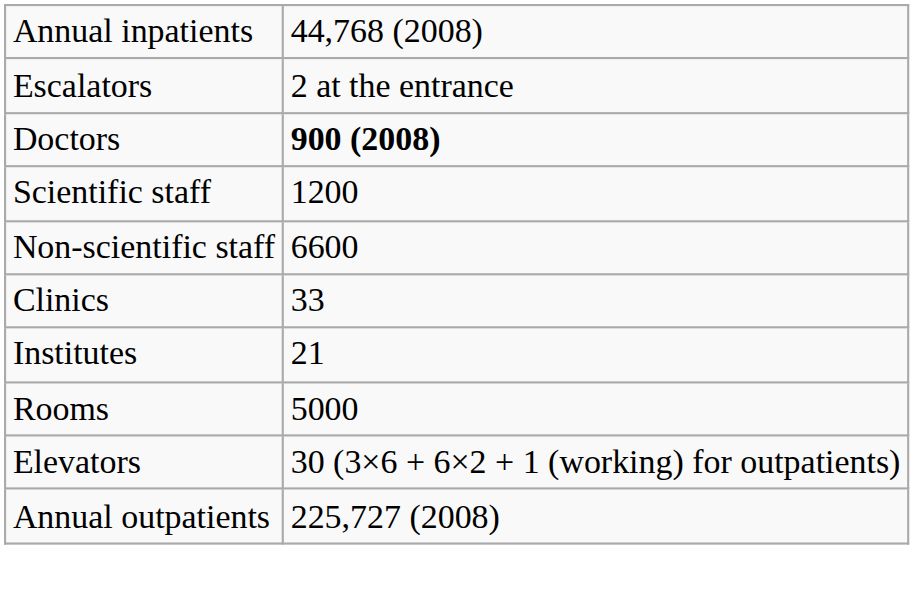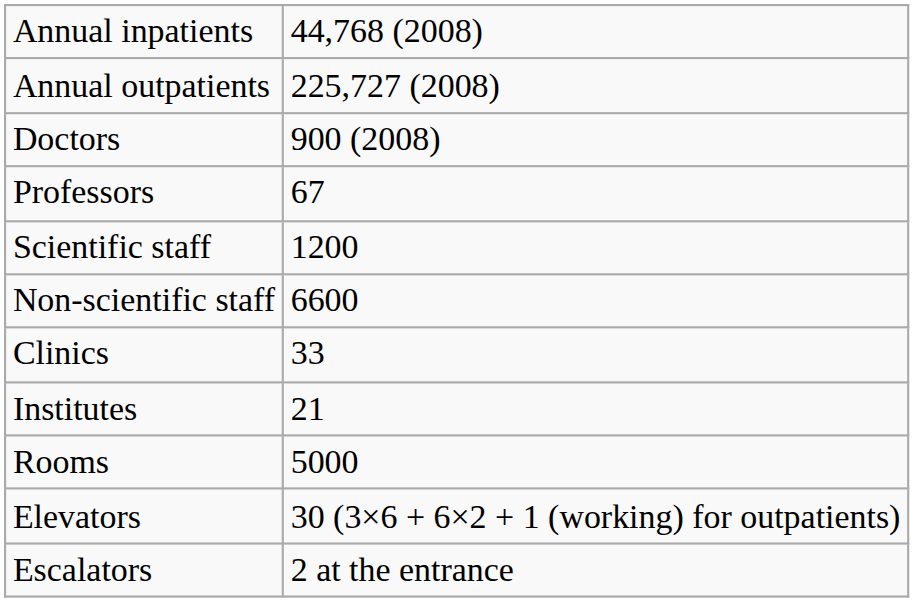rows swapped: (141, 515) <-> (83, 85)
(366, 138) bold -> (366, 138) normal
+ row: (84, 192)
